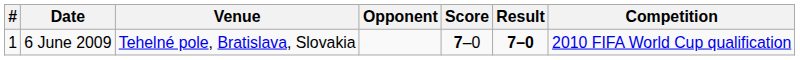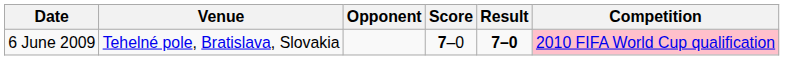- column: (13, 17)
(672, 42) no background -> (656, 42) pink background
